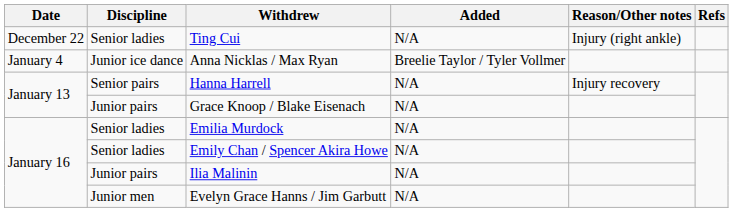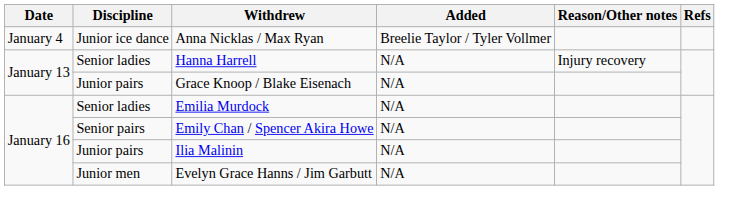- row: (215, 38)
(125, 83) Senior pairs -> (113, 60) Senior ladies
(128, 151) Senior ladies -> (111, 128) Senior pairs
